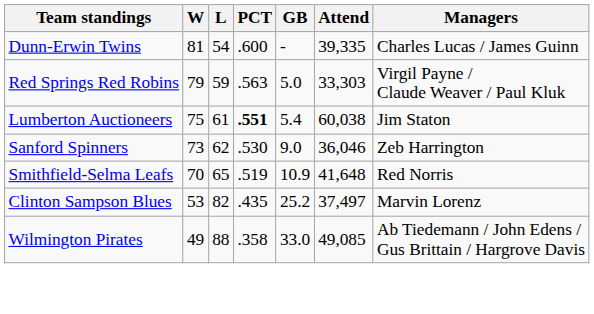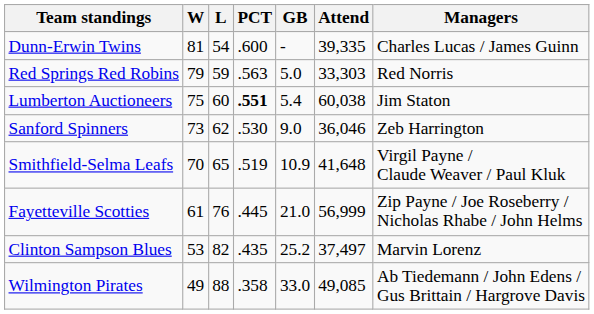(471, 82) Virgil Payne / Claude Weaver / Paul Kluk -> (415, 73) Red Norris
(221, 119) 61 -> (221, 100) 60
(415, 174) Red Norris -> (471, 164) Virgil Payne / Claude Weaver / Paul Kluk
+ row: (79, 211)
